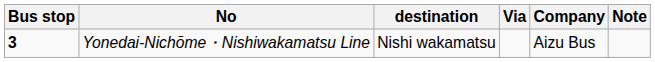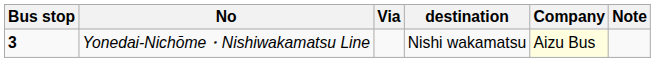columns swapped: (515, 16) <-> (437, 16)
(564, 43) no background -> (564, 43) lightyellow background
